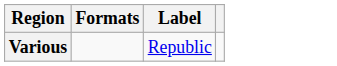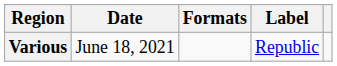+ column: (125, 18)
